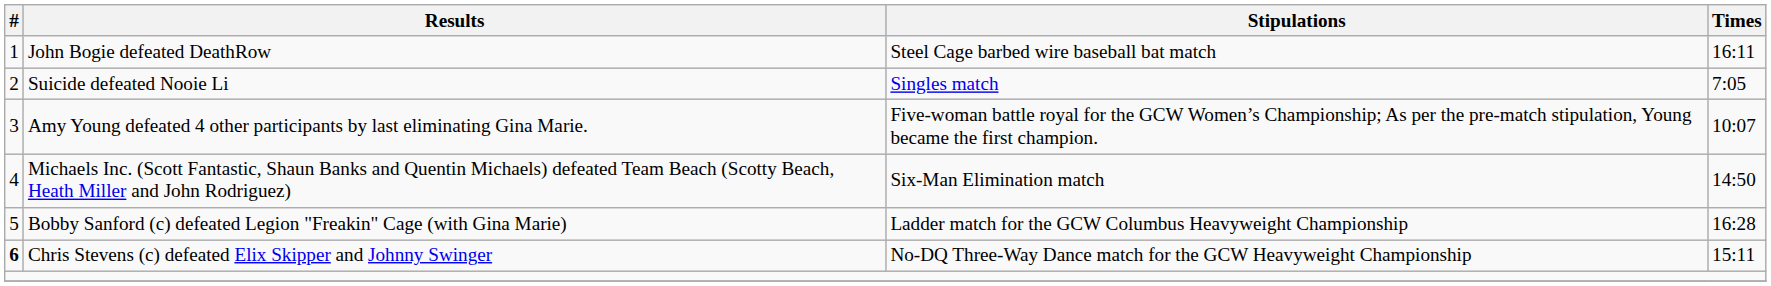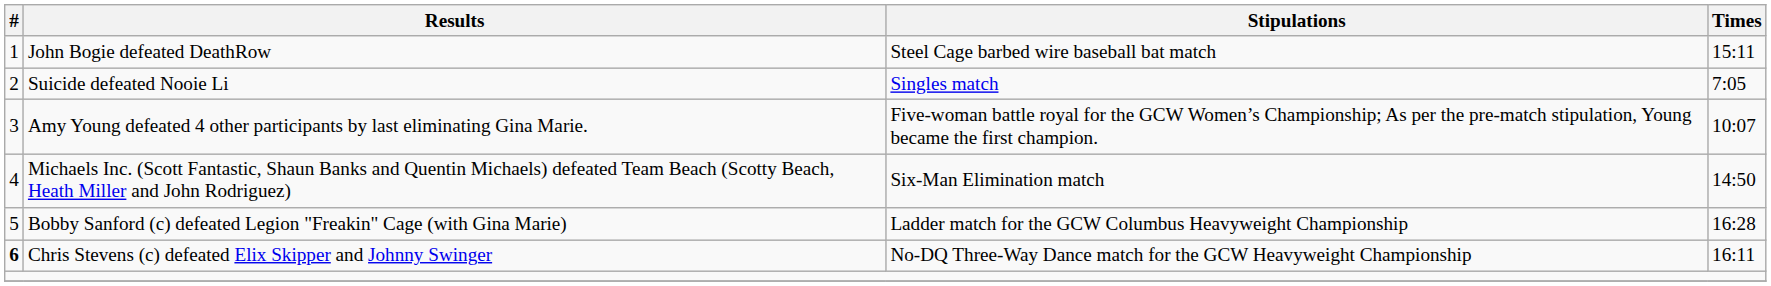(1734, 51) 16:11 -> (1734, 51) 15:11
(1734, 254) 15:11 -> (1734, 254) 16:11
